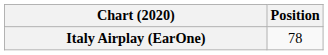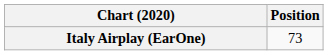(295, 38) 78 -> (295, 38) 73
